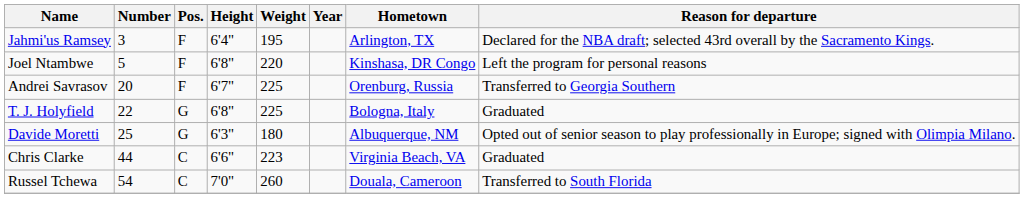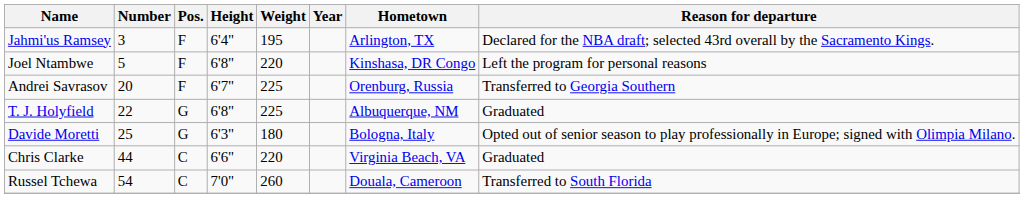(392, 110) Bologna, Italy -> (404, 110) Albuquerque, NM
(404, 134) Albuquerque, NM -> (392, 134) Bologna, Italy
(272, 157) 223 -> (272, 157) 220
